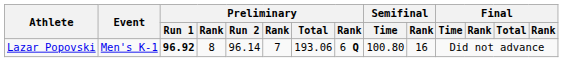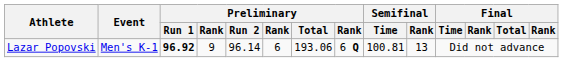(212, 47) 8 -> (212, 47) 9
(277, 47) 7 -> (277, 47) 6
(385, 47) 100.80 -> (385, 47) 100.81
(421, 47) 16 -> (421, 47) 13
